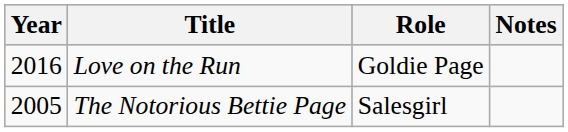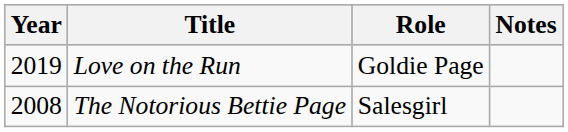(36, 65) 2016 -> (36, 65) 2019
(36, 106) 2005 -> (36, 106) 2008
